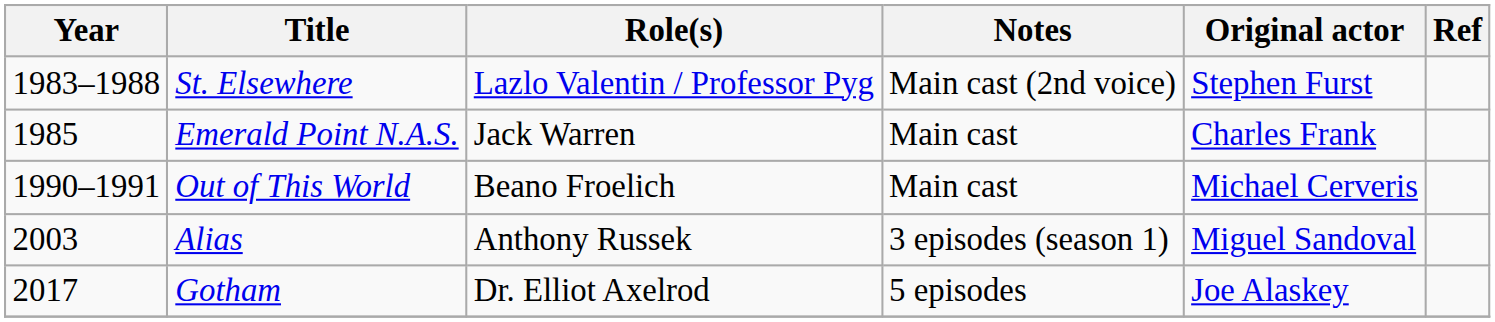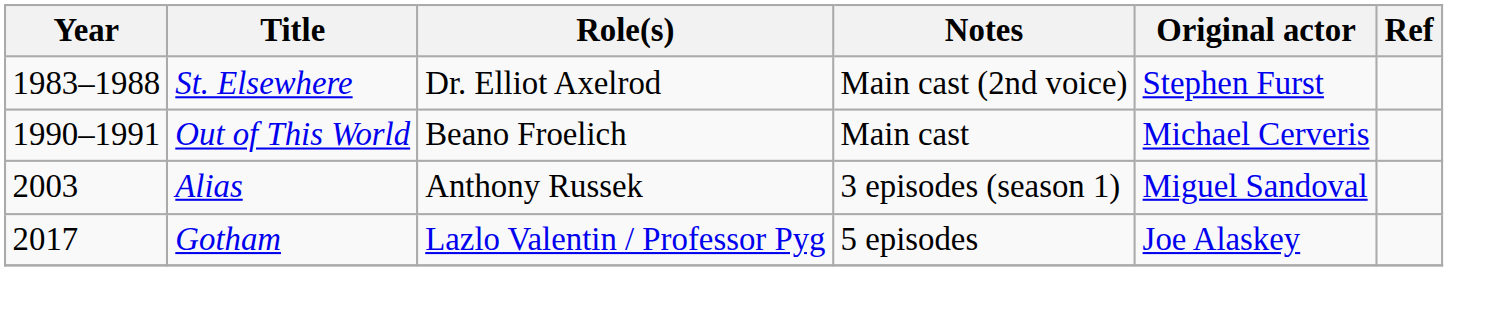(674, 82) Lazlo Valentin / Professor Pyg -> (543, 82) Dr. Elliot Axelrod
- row: (317, 134)
(592, 290) Dr. Elliot Axelrod -> (625, 238) Lazlo Valentin / Professor Pyg
